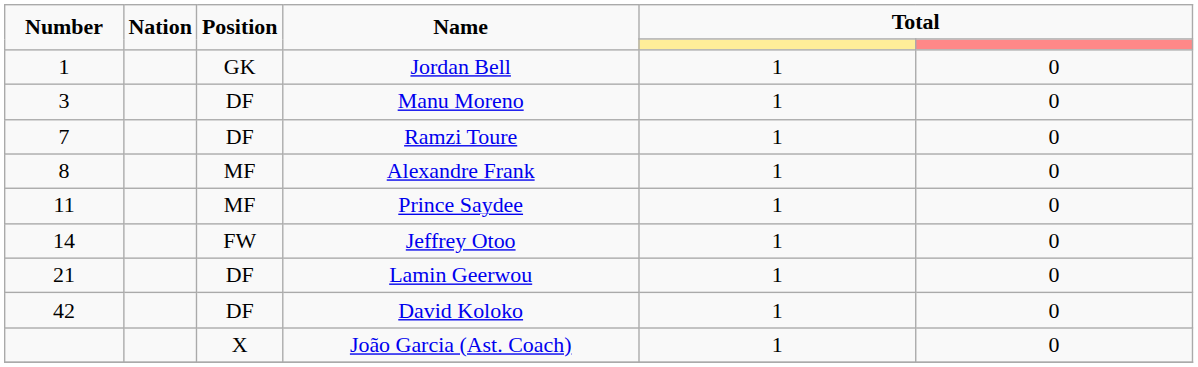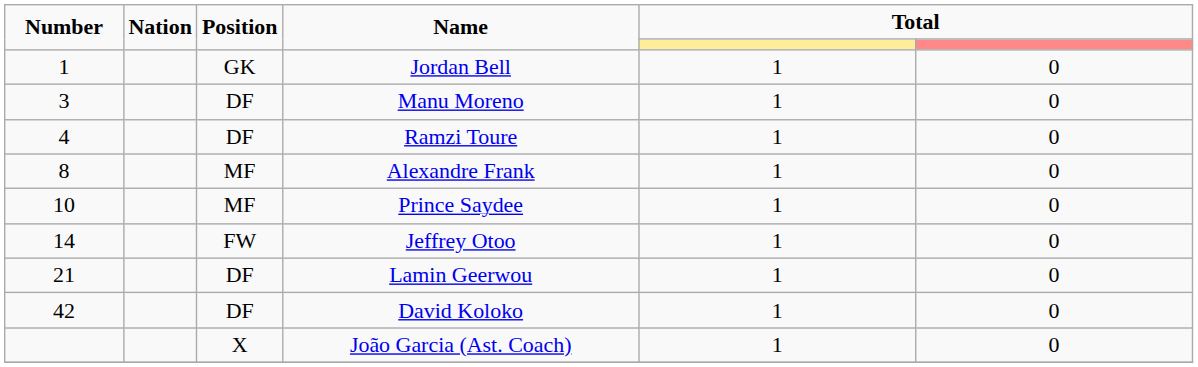(64, 136) 7 -> (64, 136) 4
(64, 205) 11 -> (64, 205) 10
